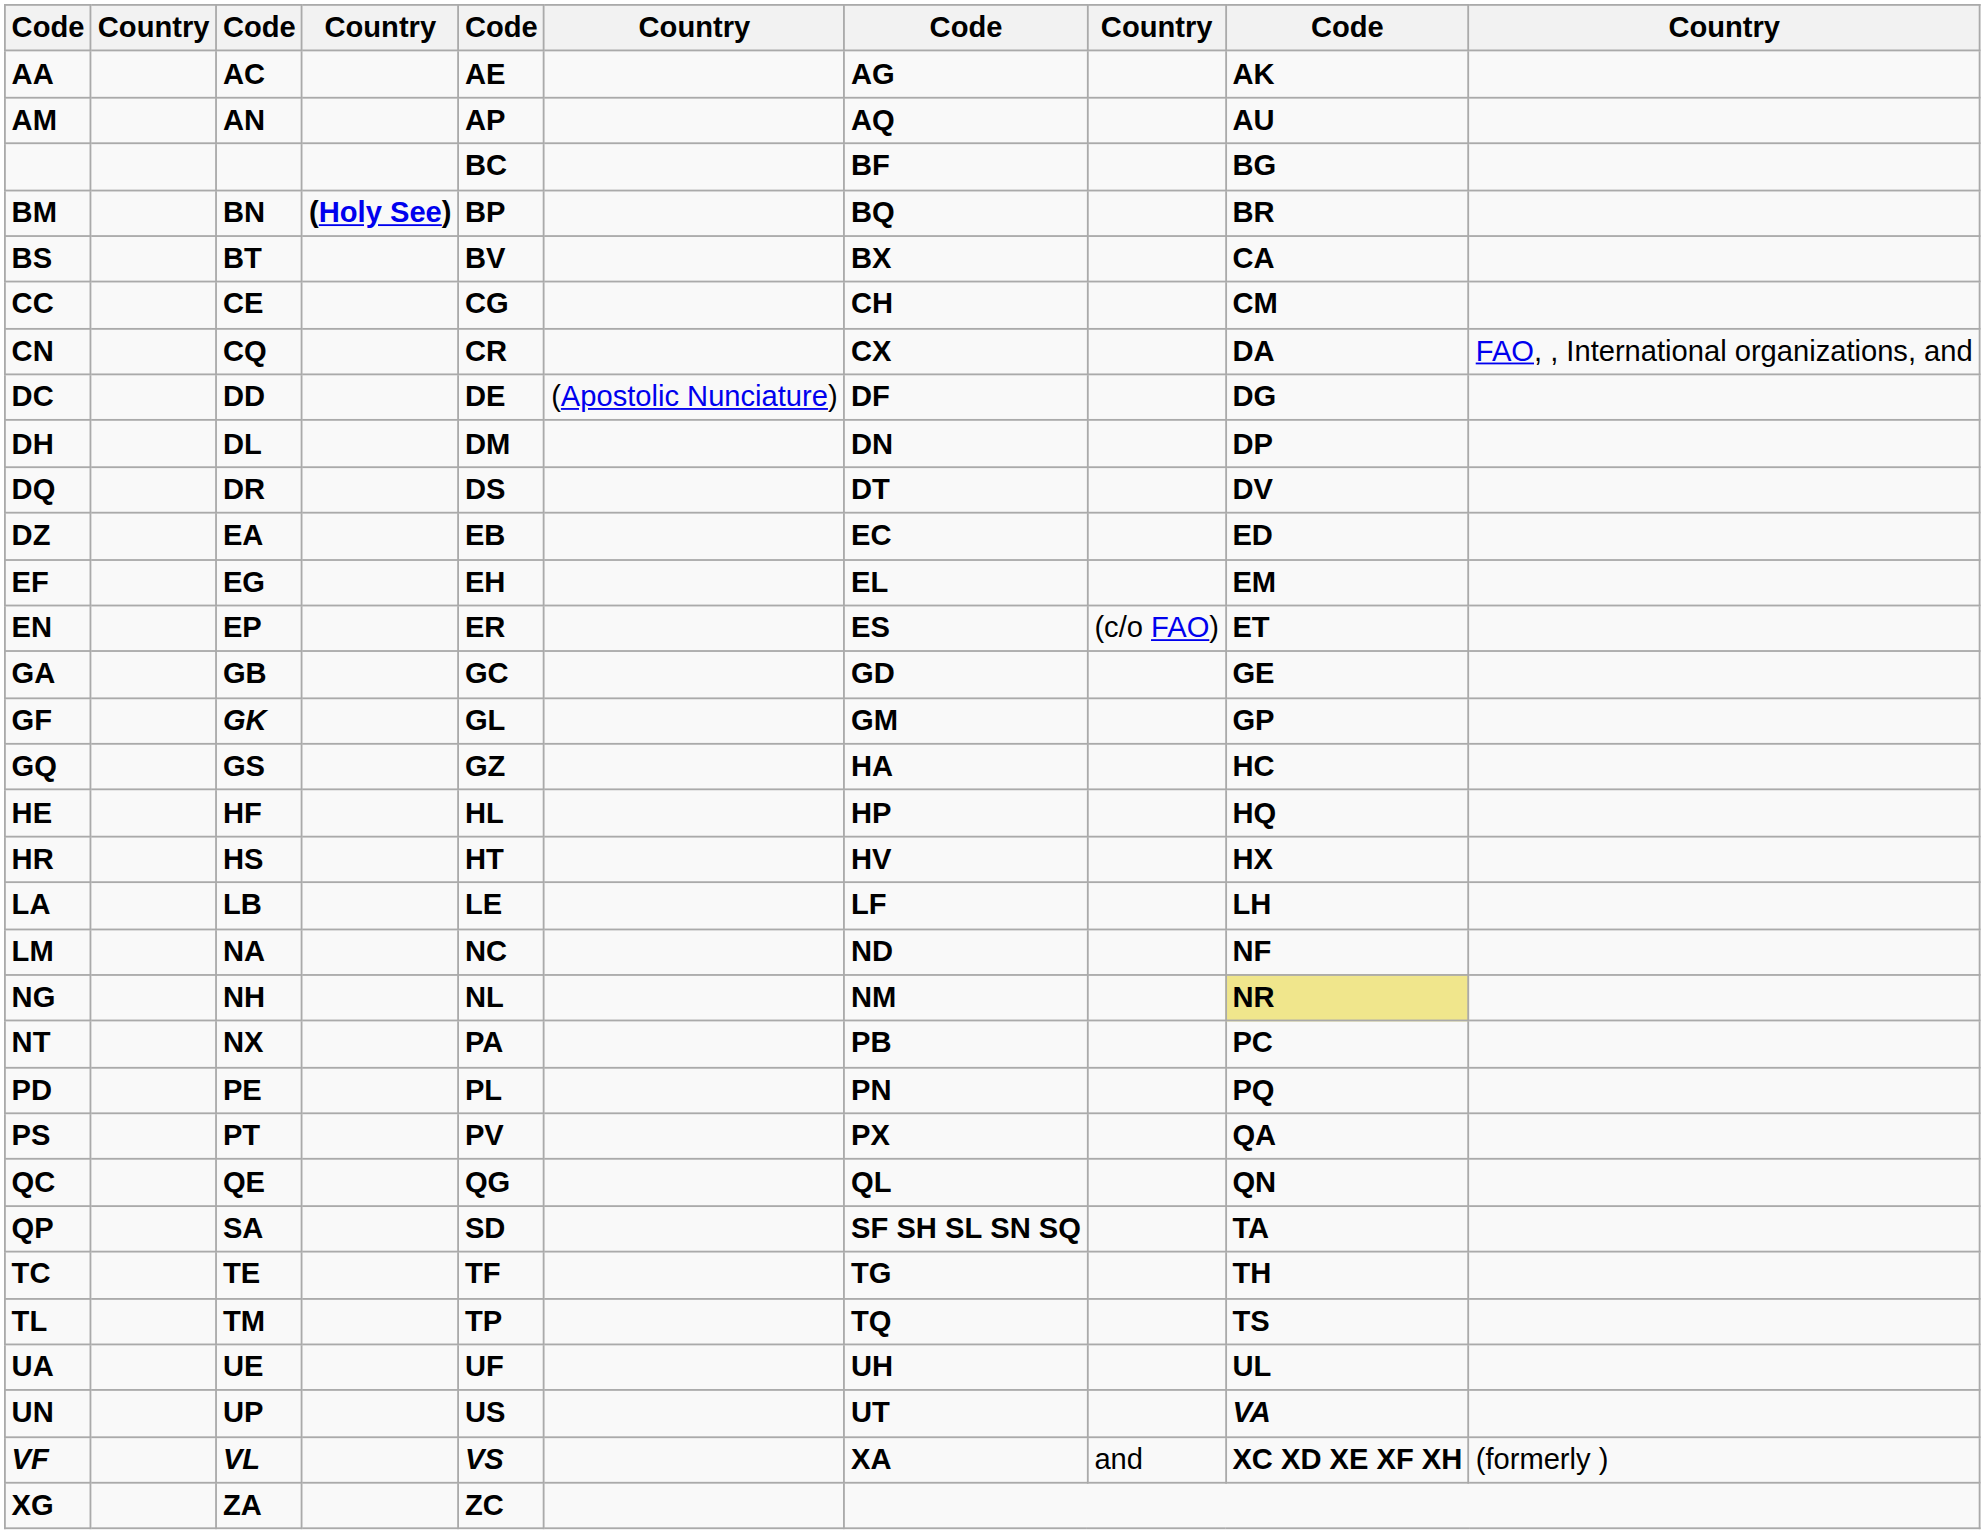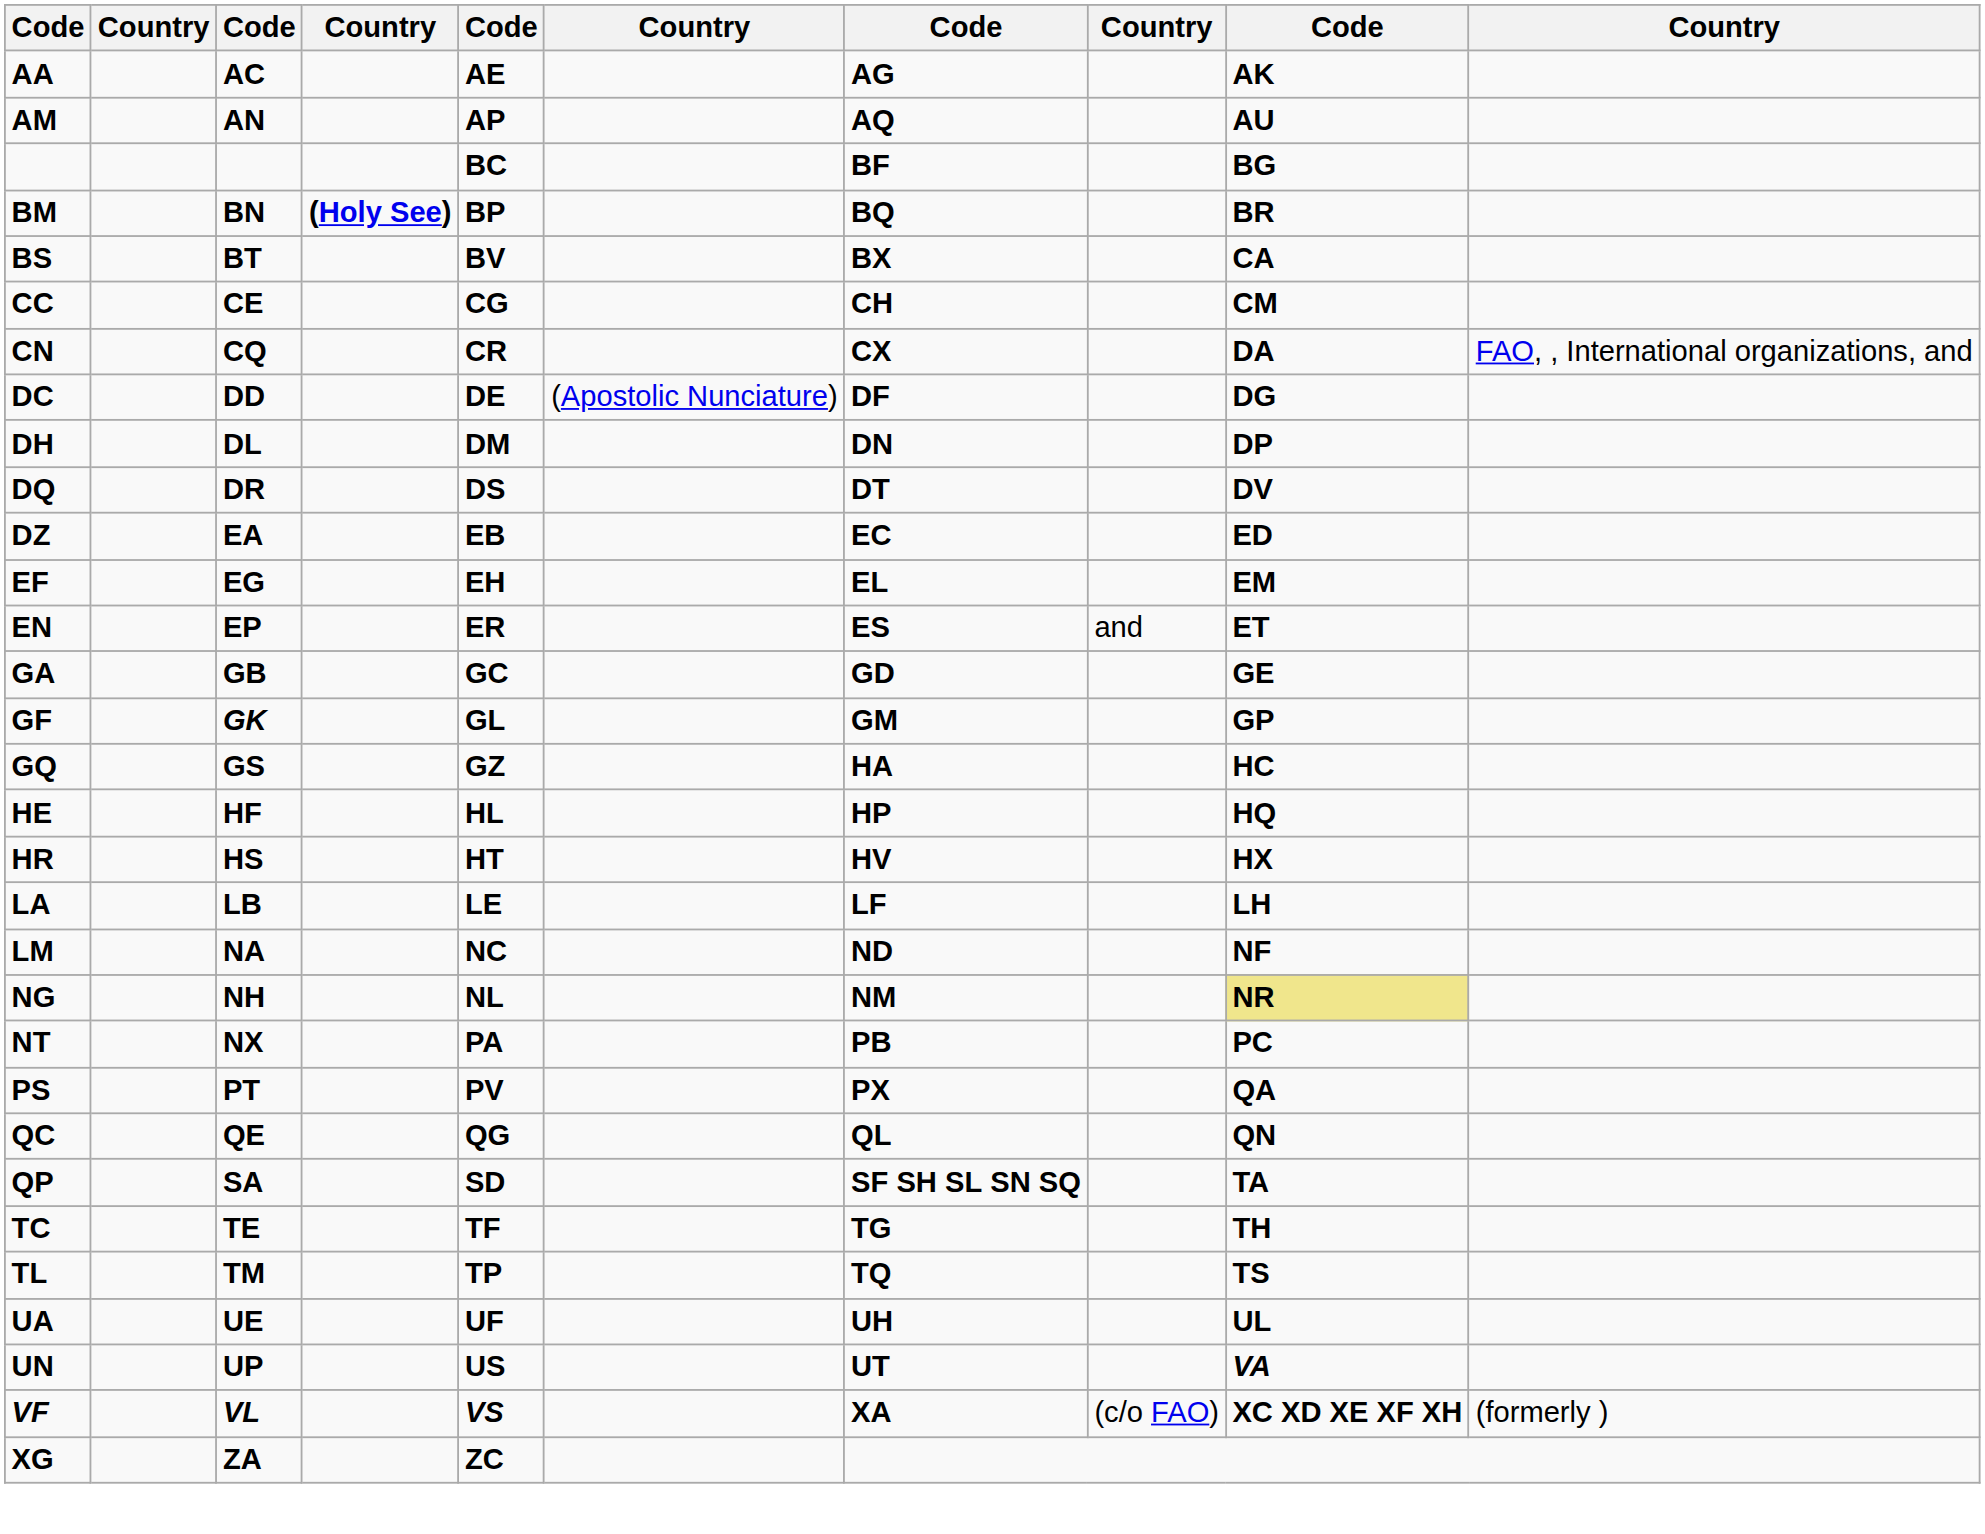(1157, 627) (c/o FAO) -> (1119, 627) and
- row: (32, 1089)
(1119, 1459) and -> (1157, 1413) (c/o FAO)
